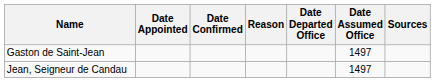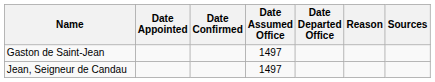columns swapped: (360, 24) <-> (266, 24)
